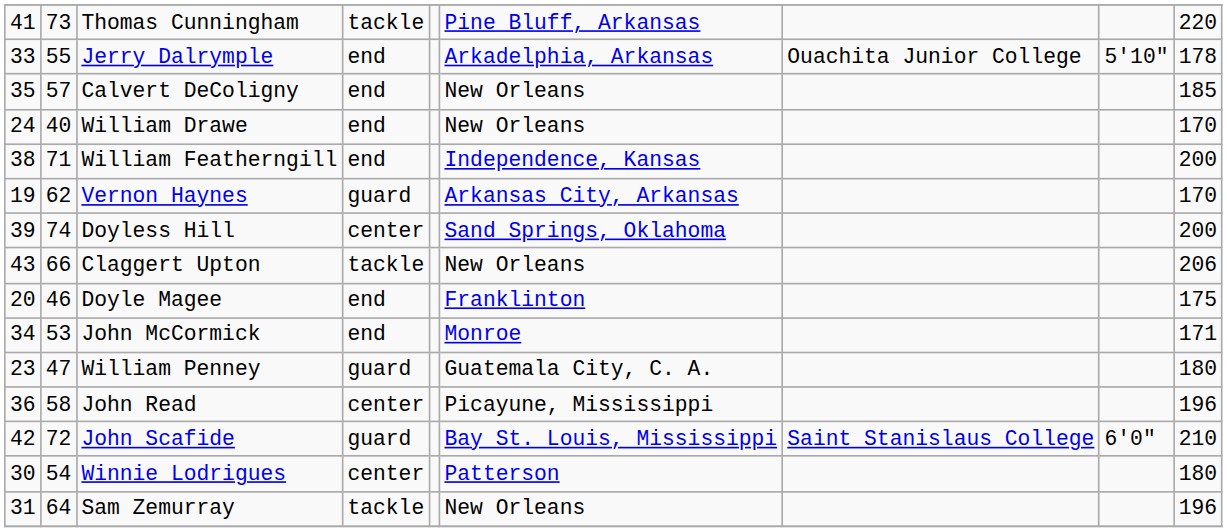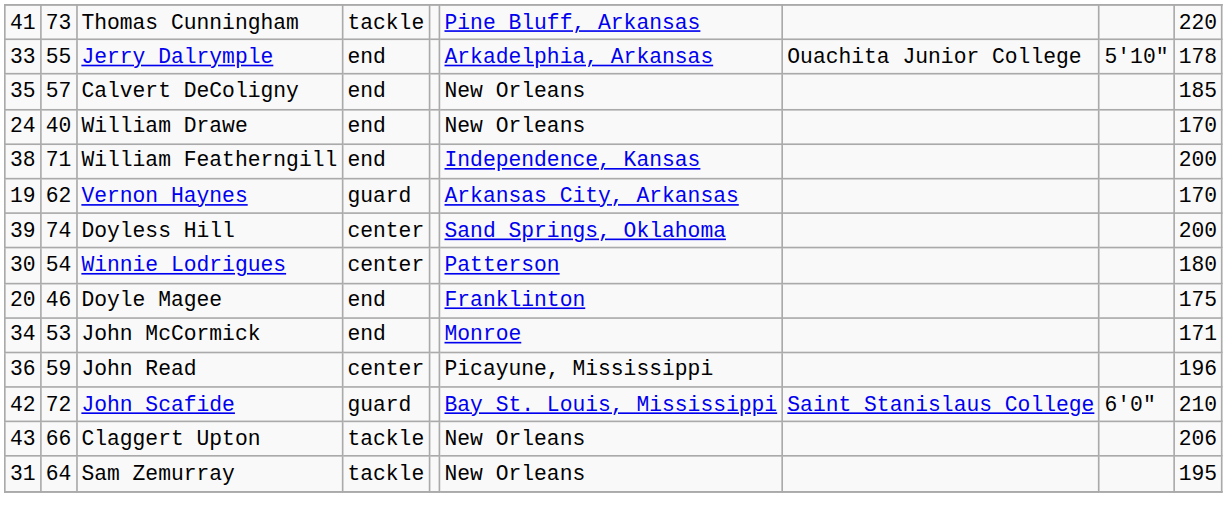rows swapped: (184, 474) <-> (171, 265)
- row: (171, 370)
(58, 404) 58 -> (58, 370) 59
(1198, 509) 196 -> (1198, 474) 195
